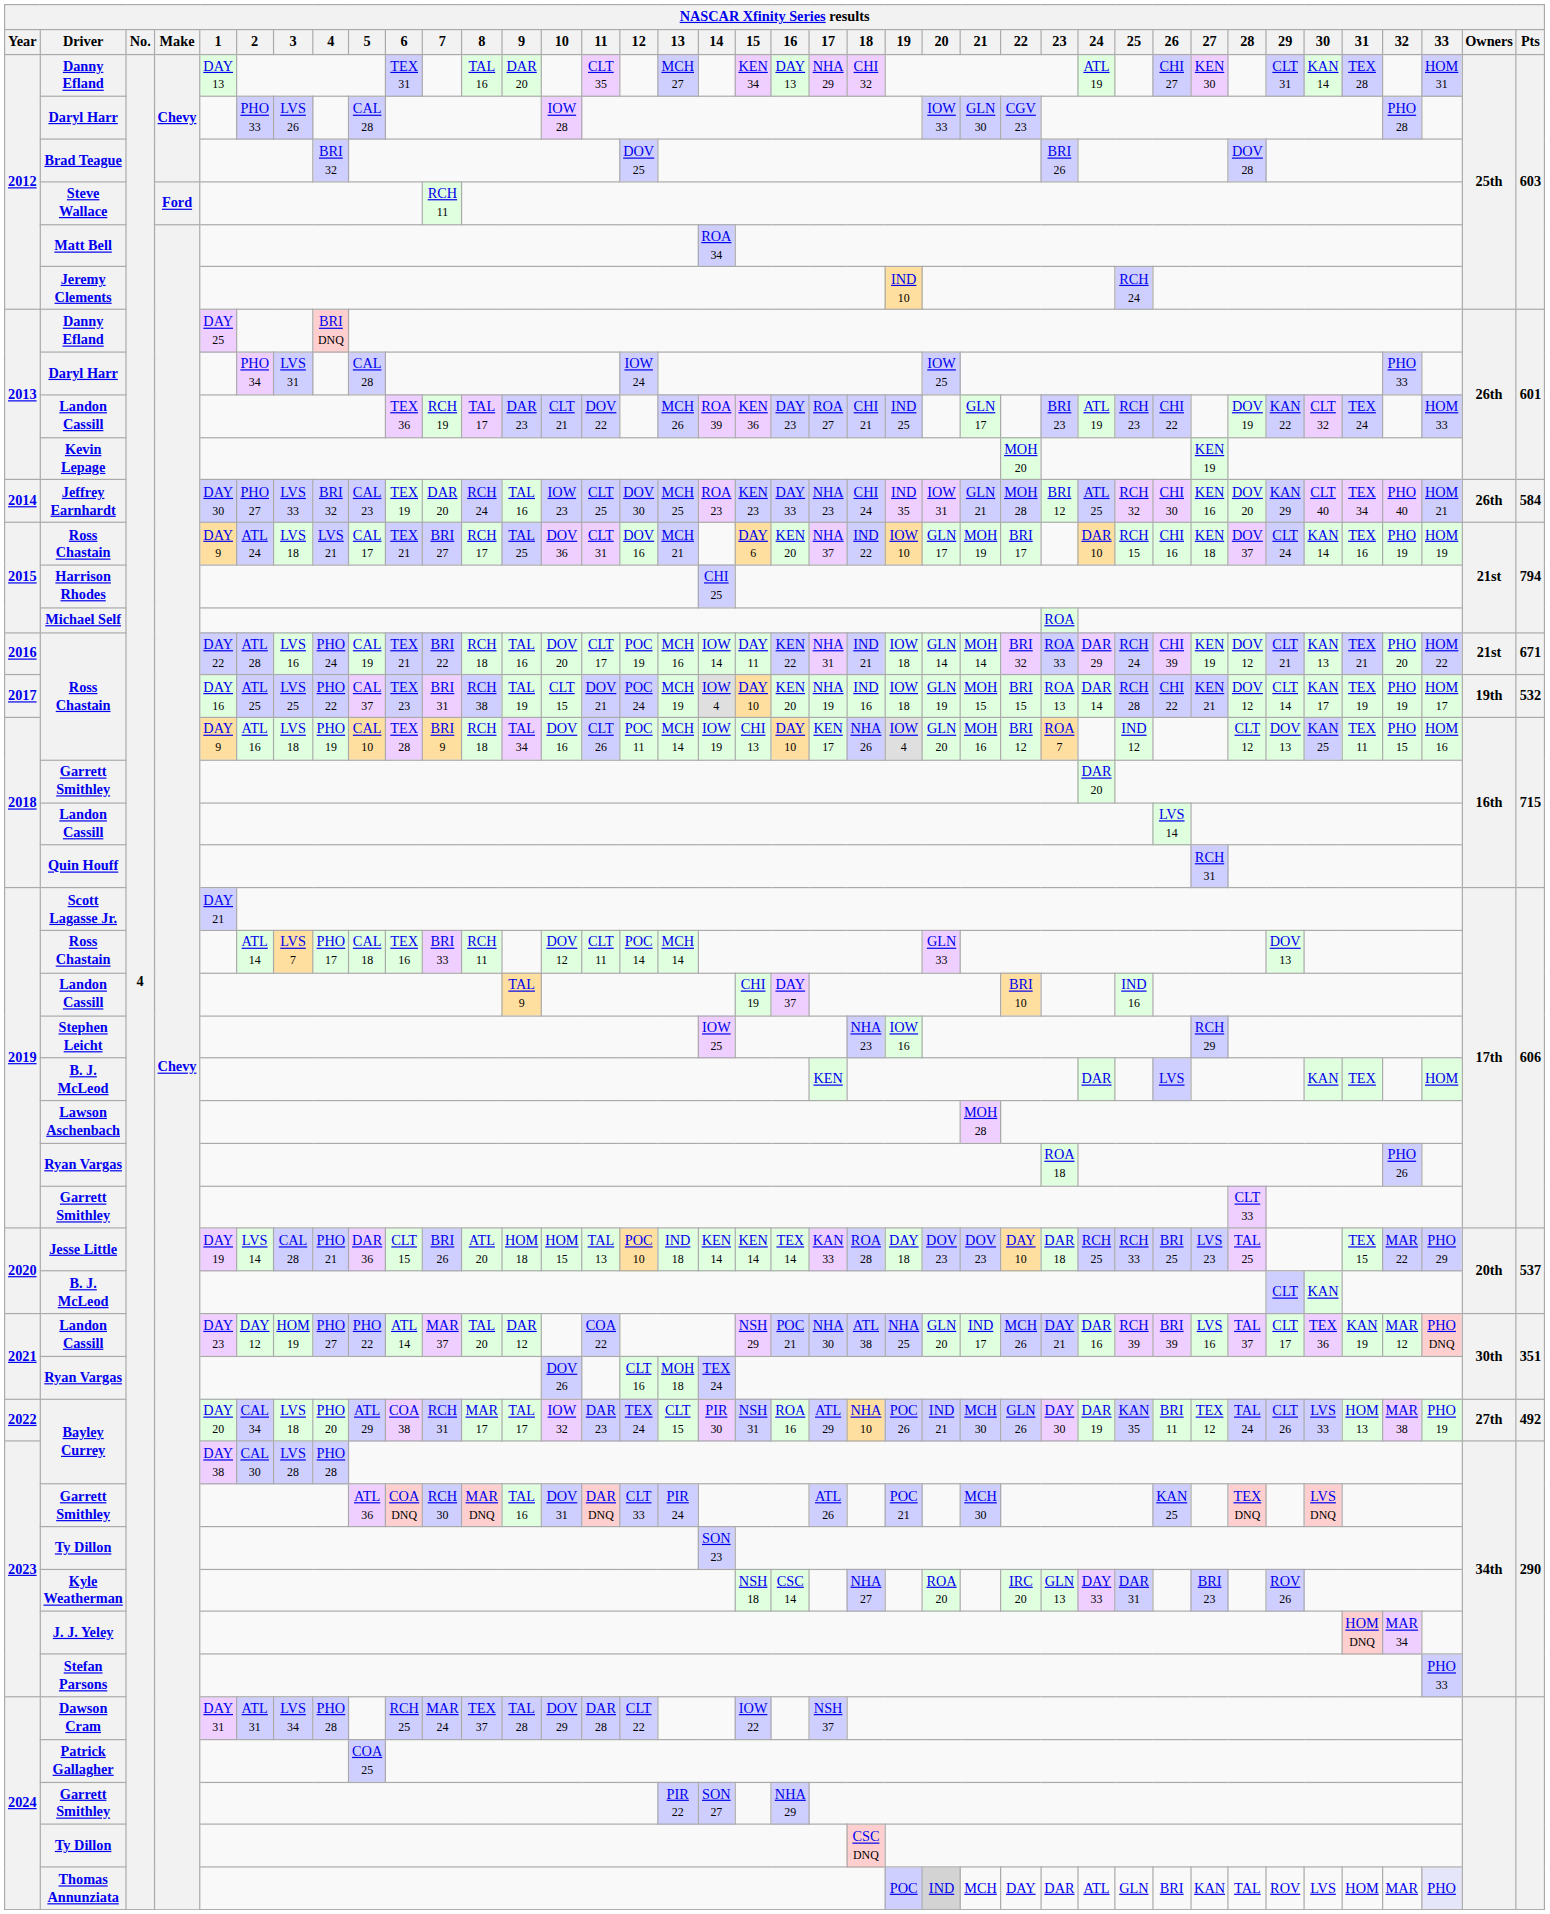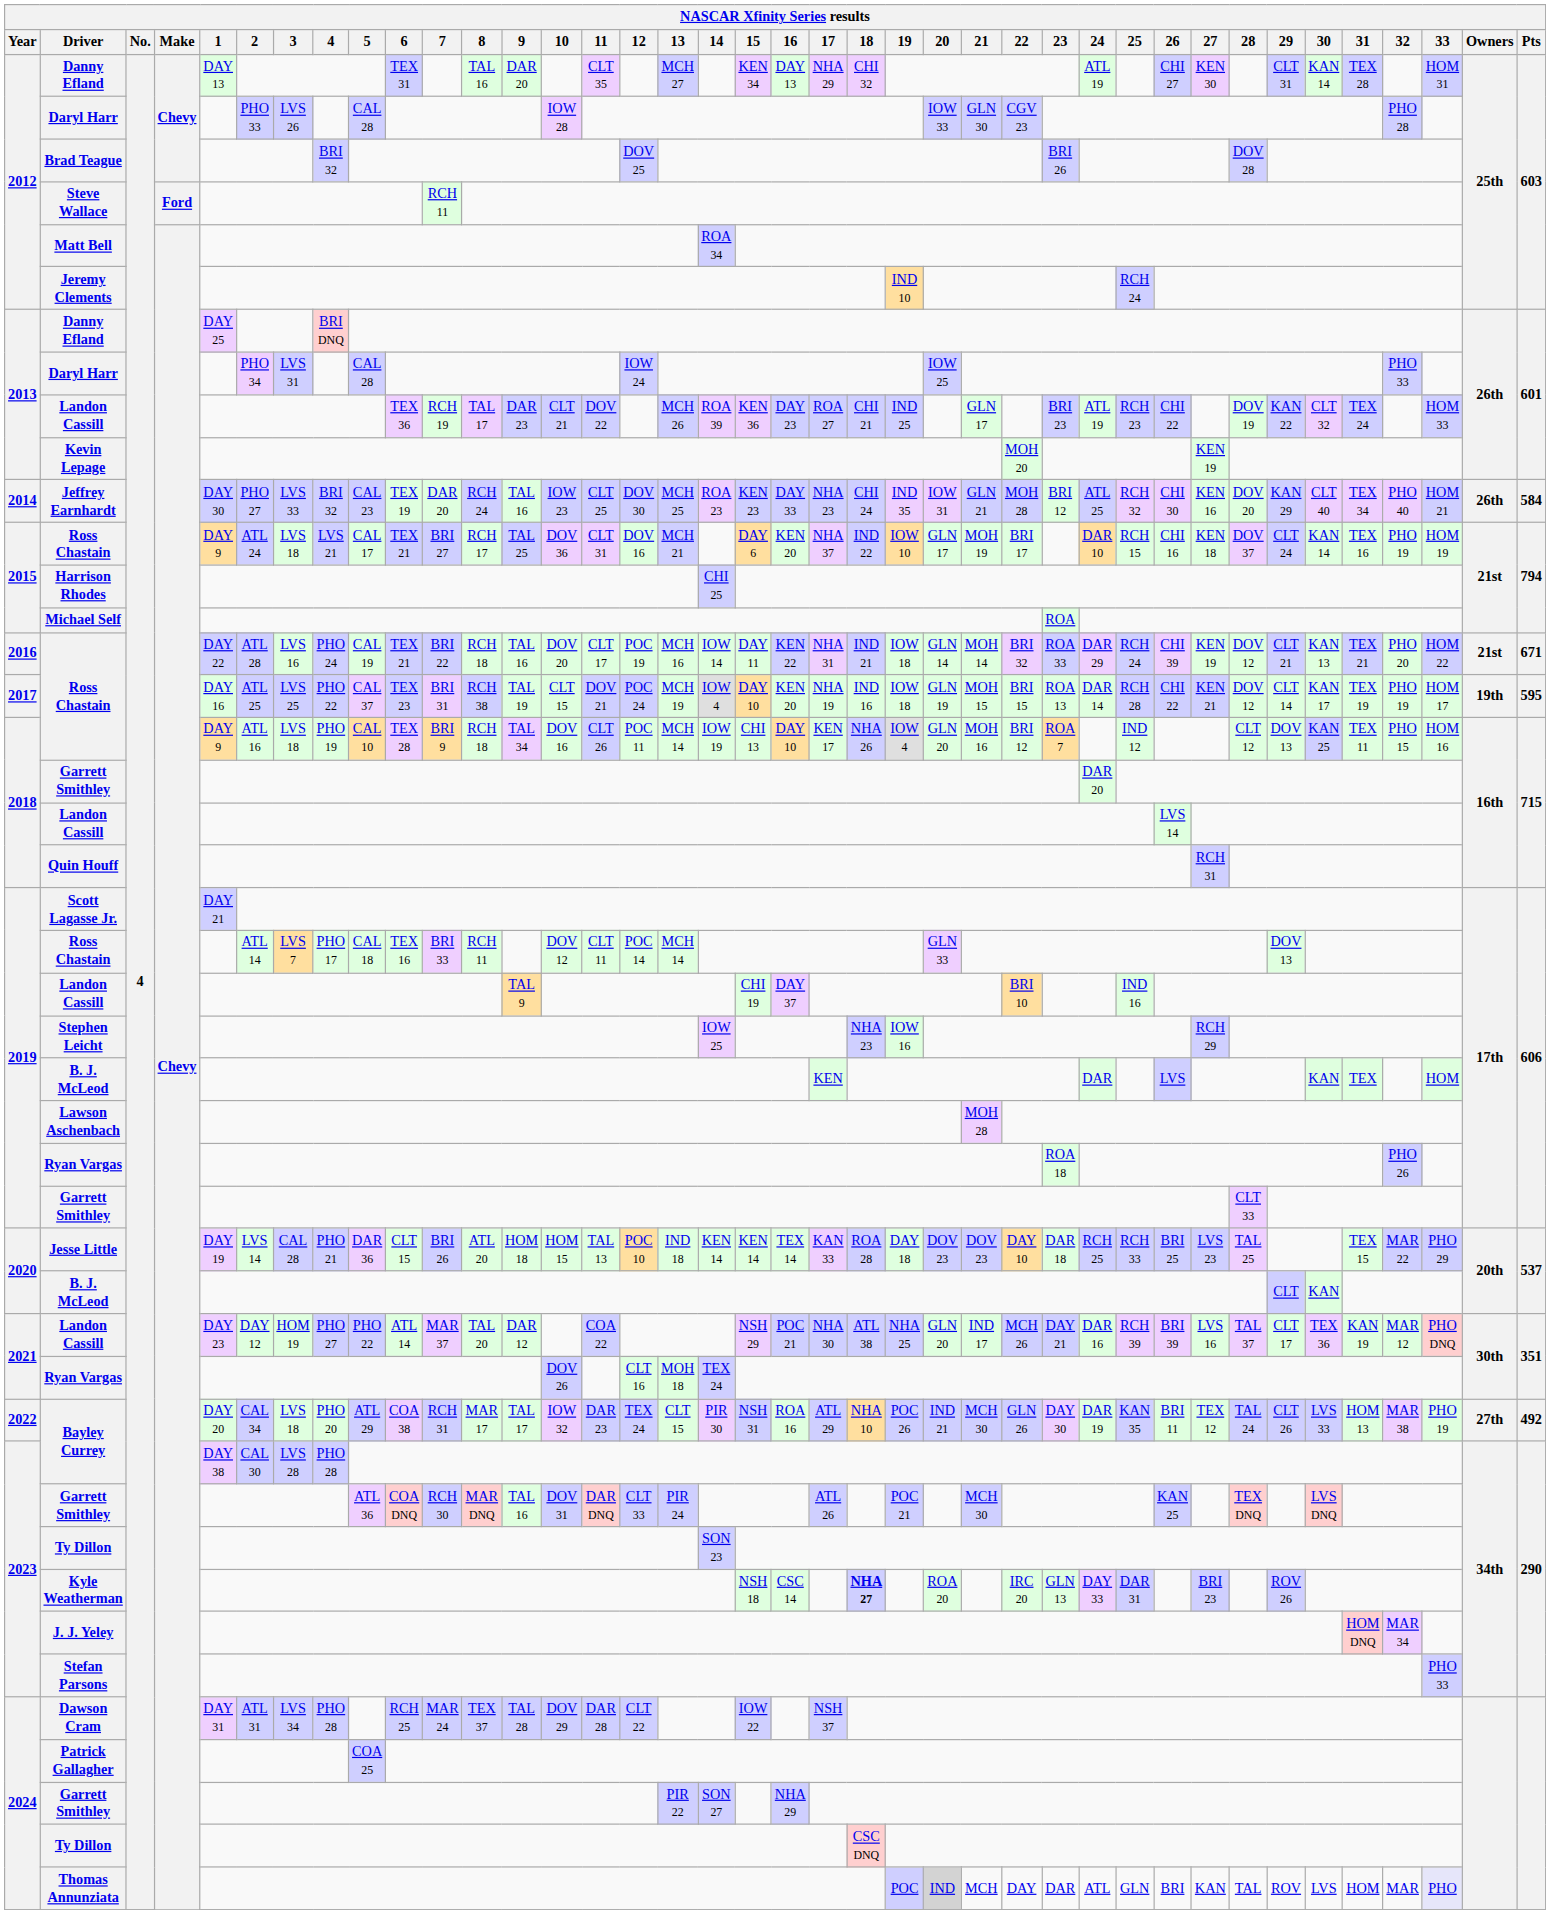(1530, 696) 532 -> (1531, 696) 595
(866, 1589) normal -> (866, 1590) bold
